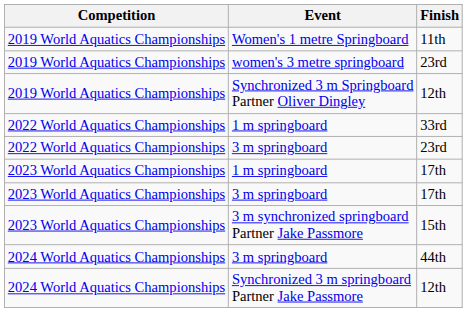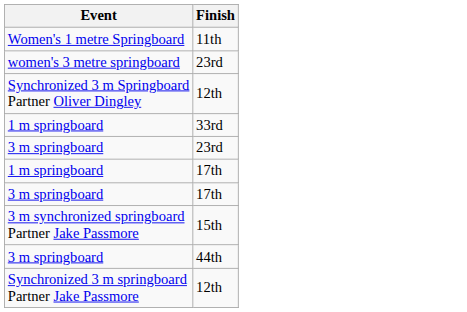- column: (116, 16)
